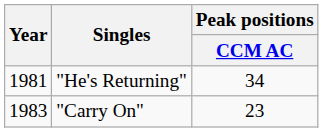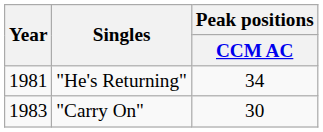(255, 111) 23 -> (255, 111) 30
